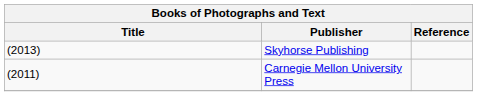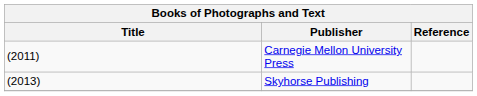rows swapped: (333, 74) <-> (317, 50)
